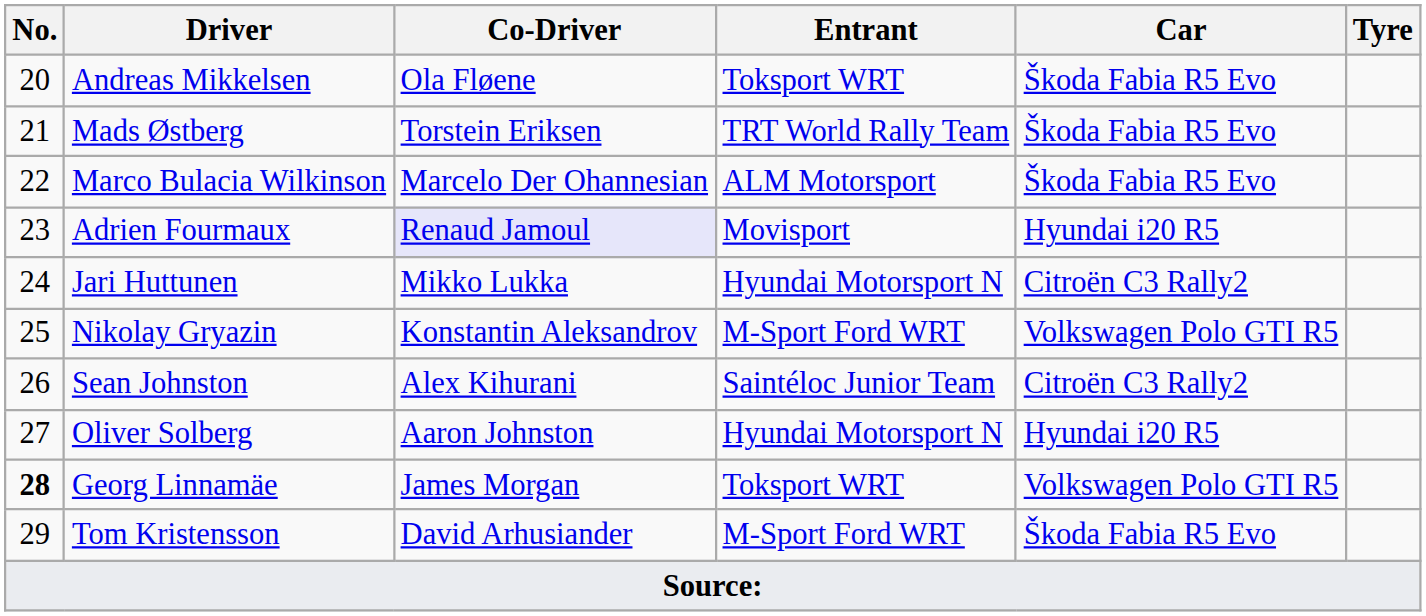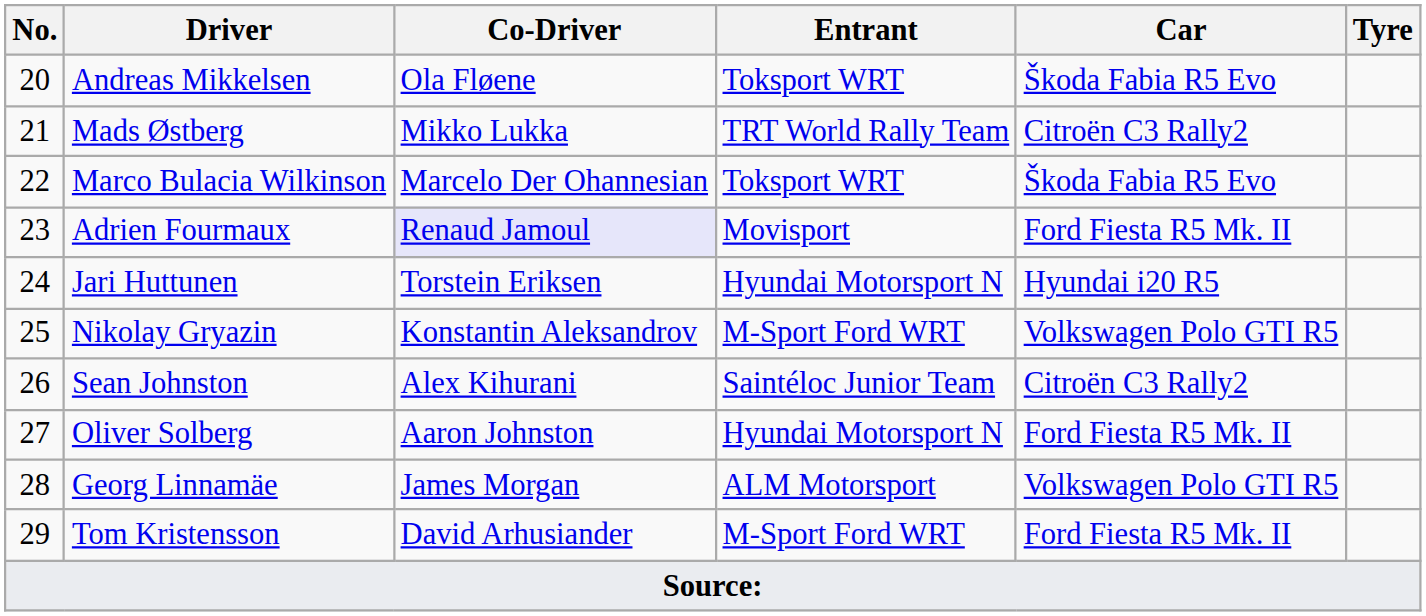(501, 130) Torstein Eriksen -> (484, 130) Mikko Lukka
(1150, 130) Škoda Fabia R5 Evo -> (1136, 130) Citroën C3 Rally2
(829, 180) ALM Motorsport -> (813, 180) Toksport WRT
(1121, 231) Hyundai i20 R5 -> (1157, 231) Ford Fiesta R5 Mk. II
(484, 281) Mikko Lukka -> (501, 281) Torstein Eriksen
(1136, 281) Citroën C3 Rally2 -> (1121, 281) Hyundai i20 R5
(1121, 433) Hyundai i20 R5 -> (1157, 433) Ford Fiesta R5 Mk. II
(35, 483) bold -> (35, 483) normal
(813, 483) Toksport WRT -> (829, 483) ALM Motorsport
(1150, 534) Škoda Fabia R5 Evo -> (1157, 534) Ford Fiesta R5 Mk. II
